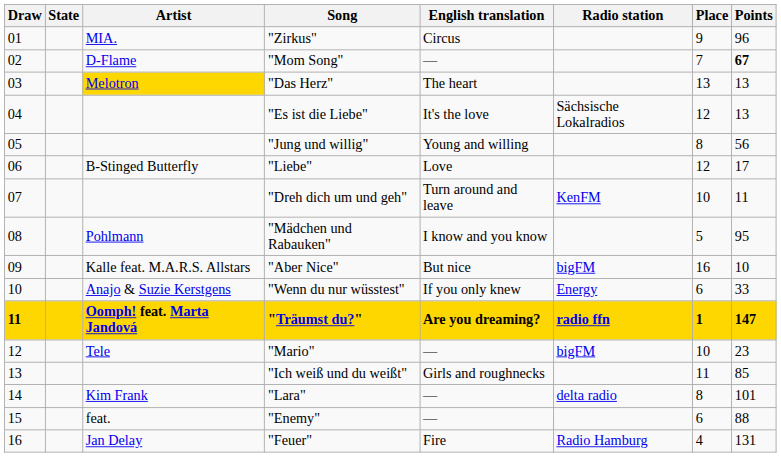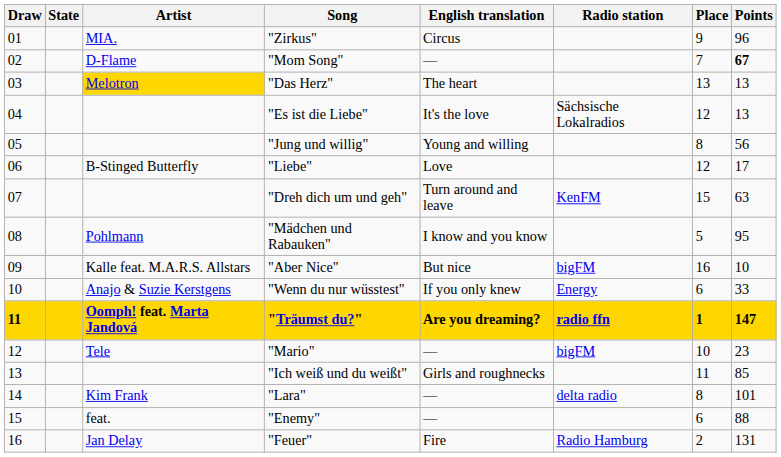(703, 197) 10 -> (703, 197) 15
(742, 197) 11 -> (742, 197) 63
(699, 441) 4 -> (699, 441) 2
